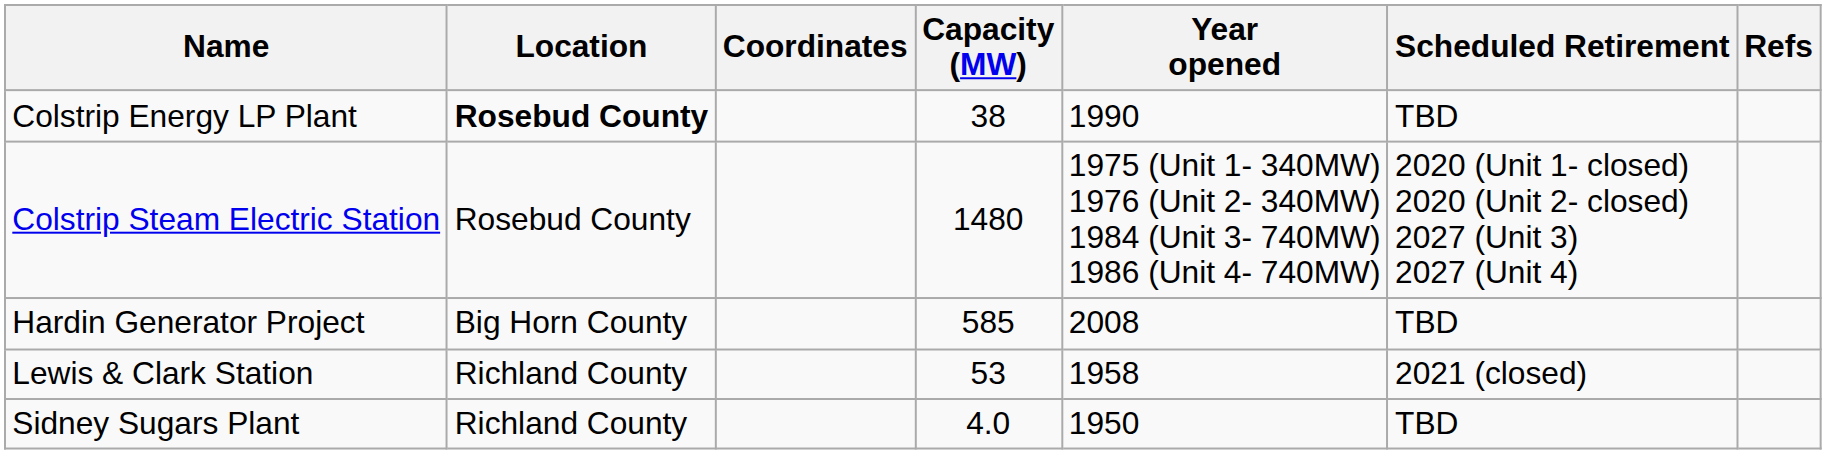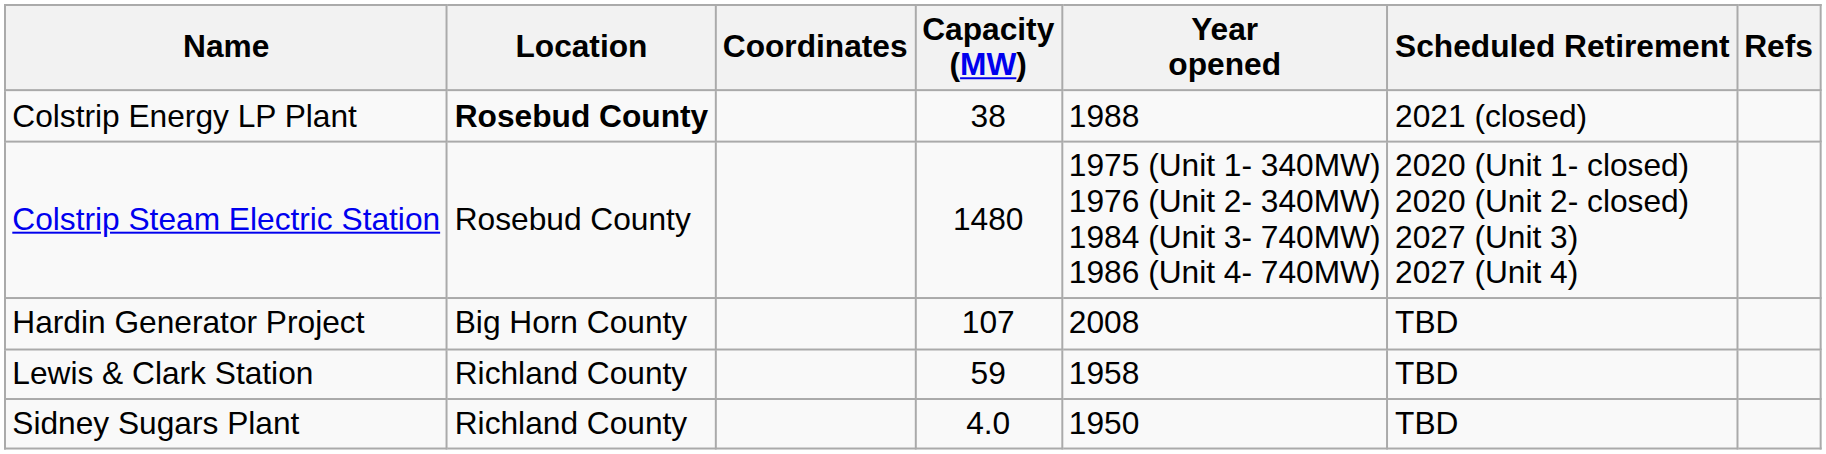(1104, 115) 1990 -> (1104, 115) 1988
(1427, 115) TBD -> (1491, 115) 2021 (closed)
(988, 322) 585 -> (988, 322) 107
(988, 373) 53 -> (988, 373) 59
(1491, 373) 2021 (closed) -> (1427, 373) TBD
